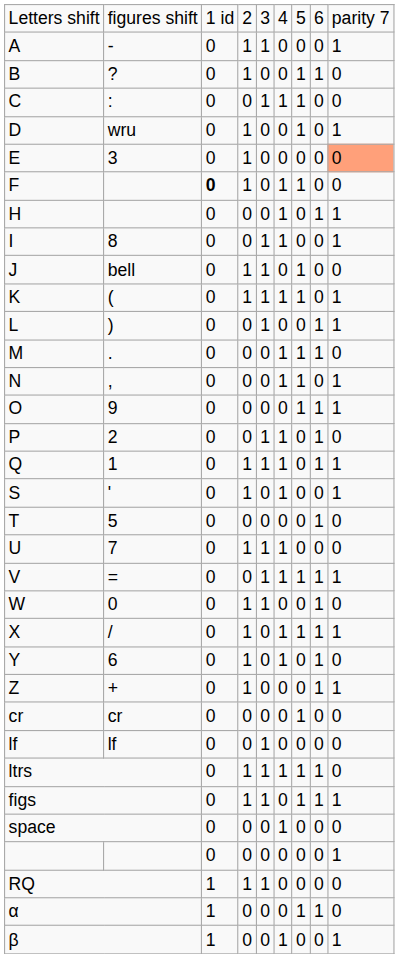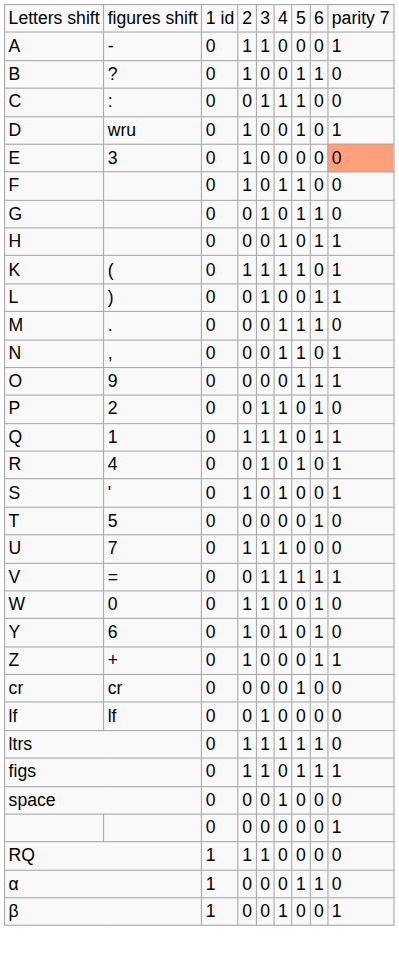(211, 185) bold -> (211, 185) normal
+ row: (15, 213)
- row: (11, 241)
- row: (13, 269)
+ row: (15, 465)
- row: (14, 632)
